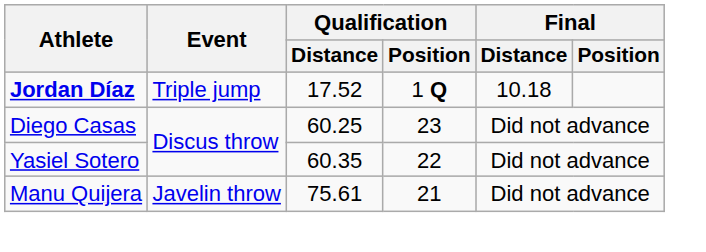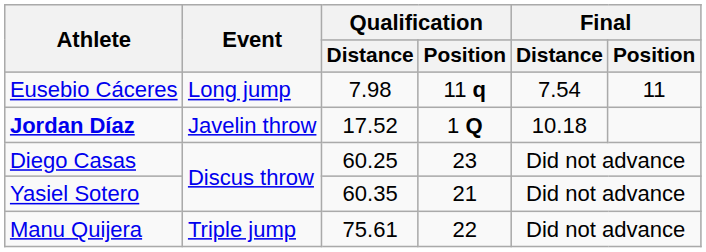+ row: (94, 90)
(206, 90) Triple jump -> (252, 125) Javelin throw
(429, 160) 22 -> (465, 195) 21
(217, 195) Javelin throw -> (242, 229) Triple jump
(429, 195) 21 -> (465, 229) 22
